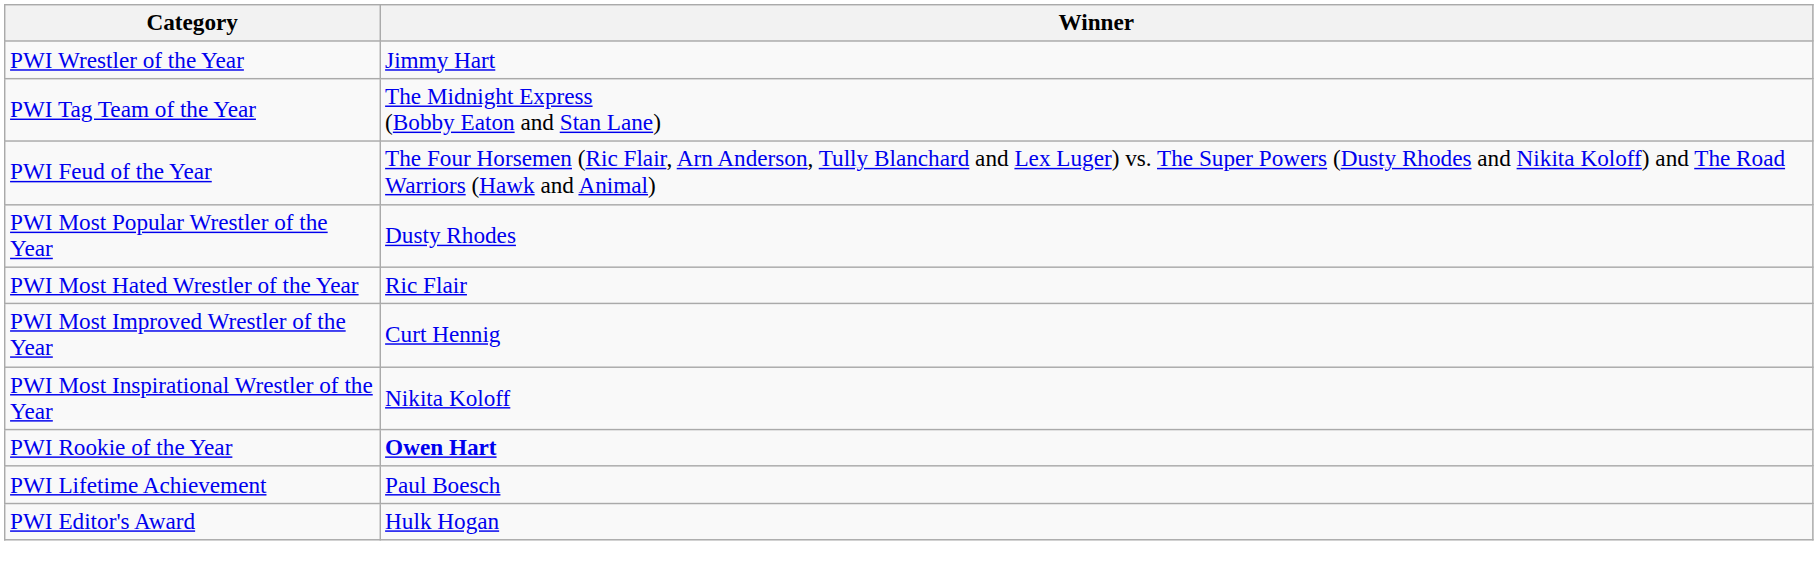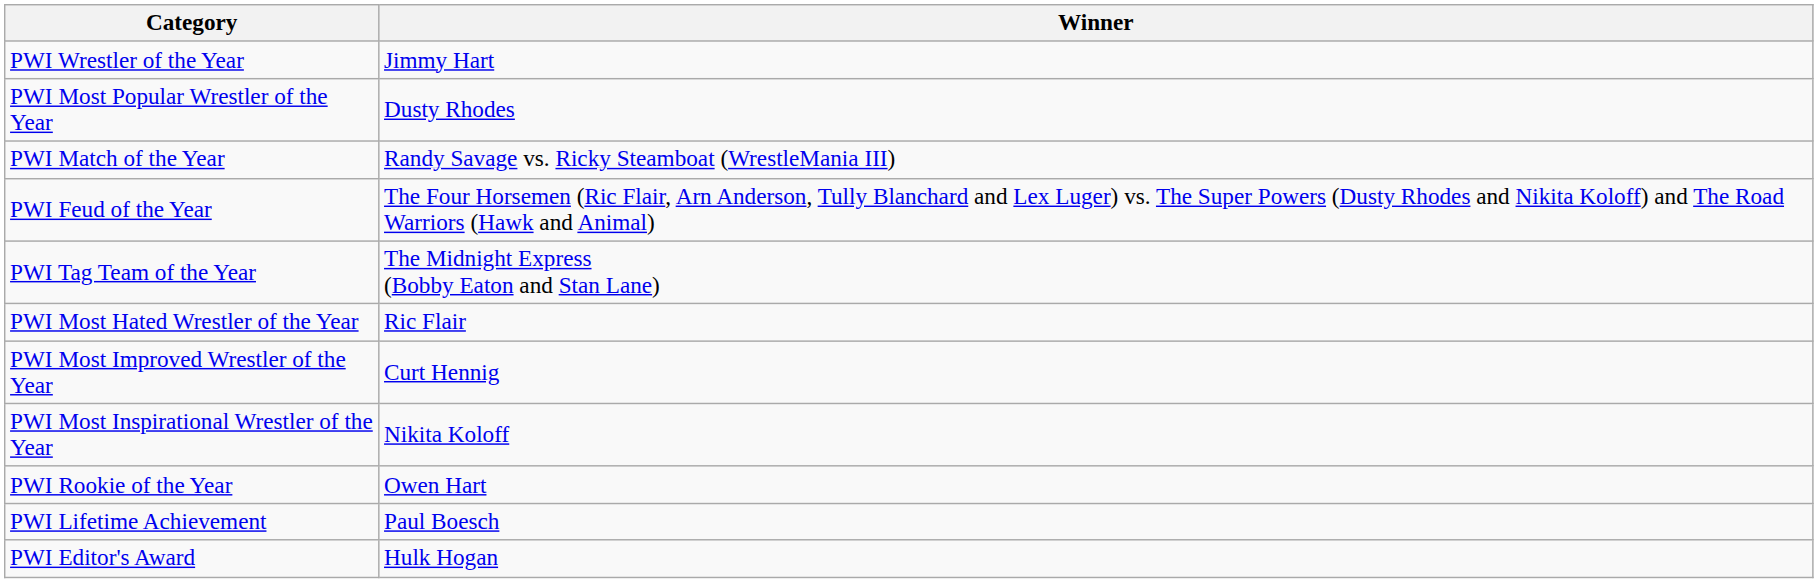rows swapped: (133, 109) <-> (169, 235)
+ row: (117, 159)
(441, 447) bold -> (435, 484) normal
